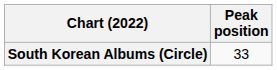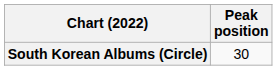(241, 53) 33 -> (241, 53) 30
